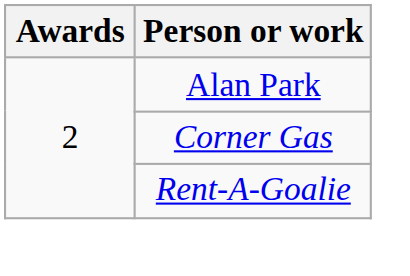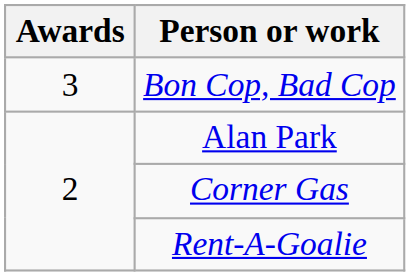+ row: (269, 84)
